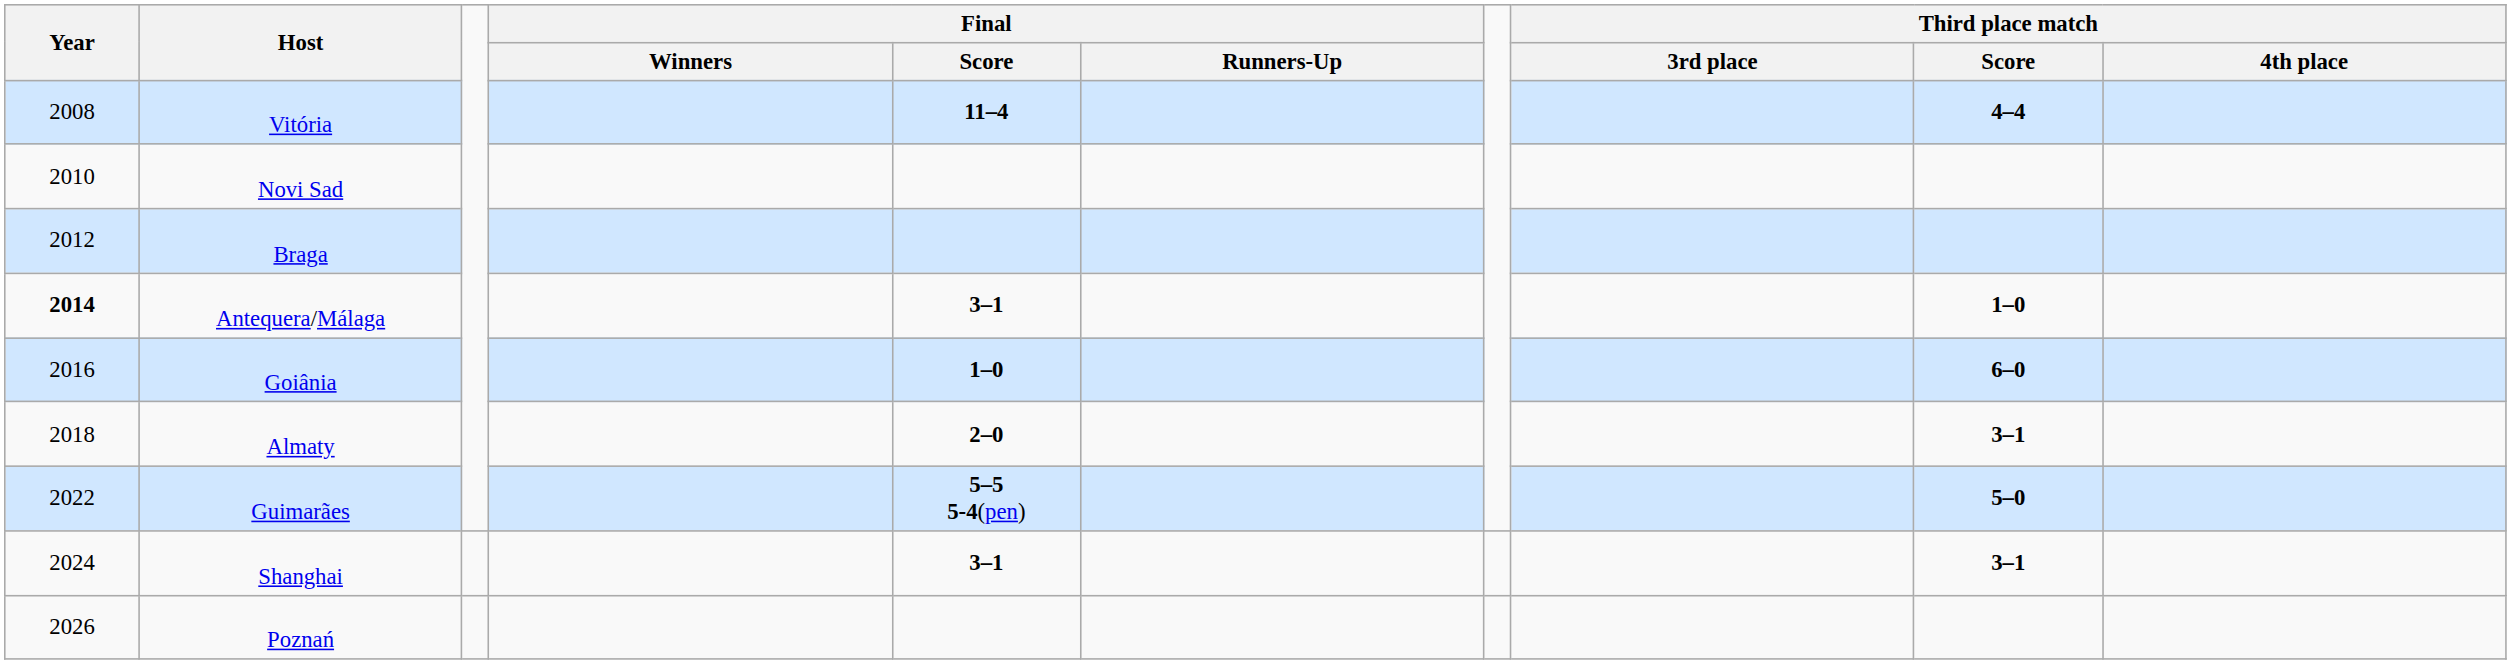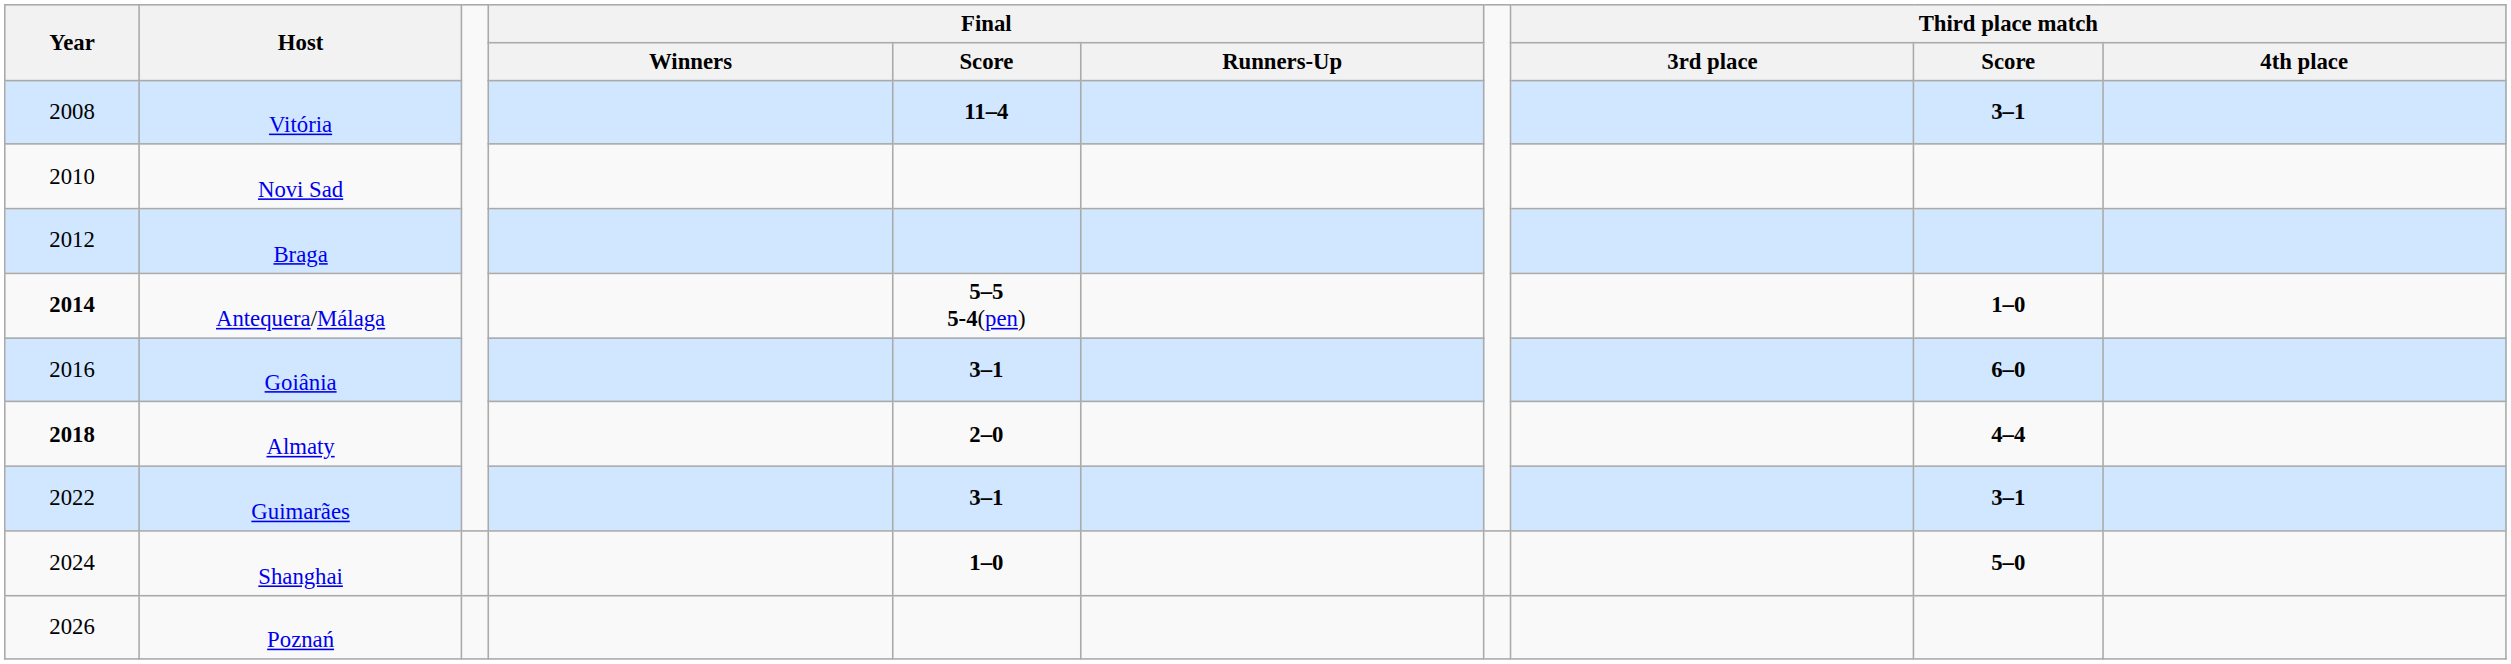(2008, 112) 4–4 -> (2008, 112) 3–1
(986, 305) 3–1 -> (986, 305) 5–5 5-4(pen)
(986, 369) 1–0 -> (986, 369) 3–1
(72, 434) normal -> (72, 434) bold
(2008, 434) 3–1 -> (2008, 434) 4–4
(986, 498) 5–5 5-4(pen) -> (986, 498) 3–1
(2008, 498) 5–0 -> (2008, 498) 3–1
(986, 562) 3–1 -> (986, 562) 1–0
(2008, 562) 3–1 -> (2008, 562) 5–0
